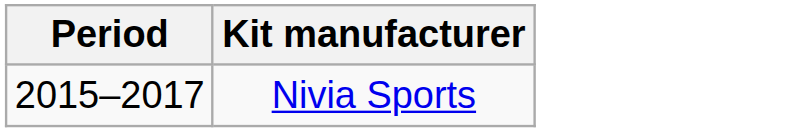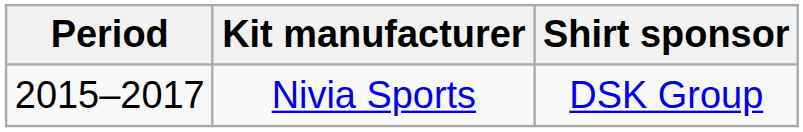+ column: (666, 34)
